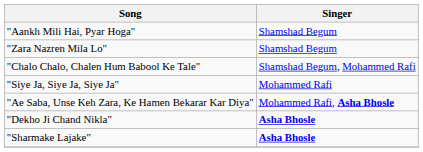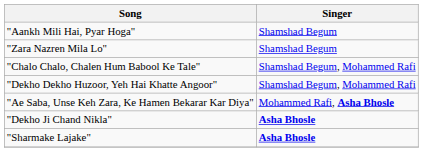+ row: (112, 84)
- row: (63, 84)
